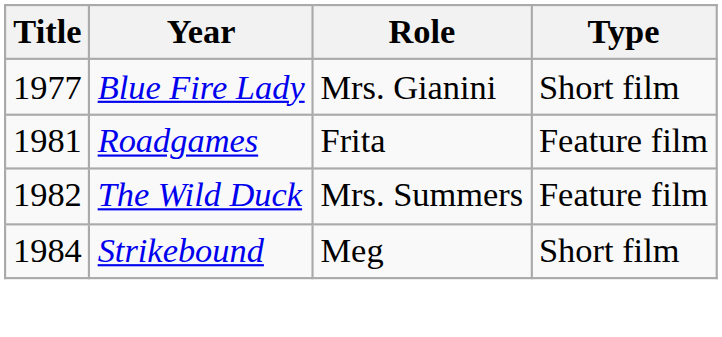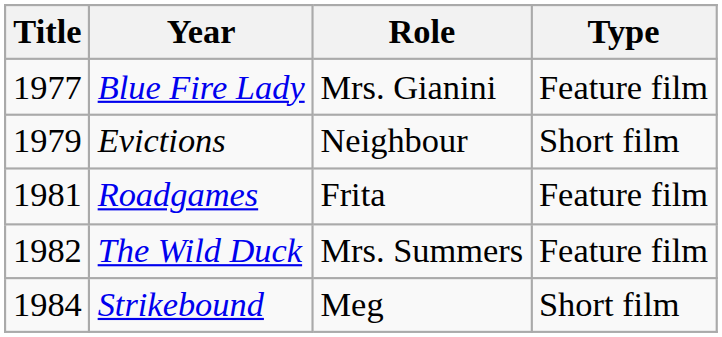(609, 86) Short film -> (624, 86) Feature film
+ row: (162, 140)
